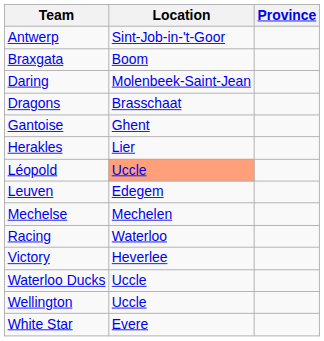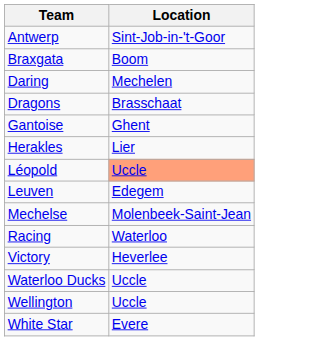- column: (287, 15)
(181, 81) Molenbeek-Saint-Jean -> (142, 81) Mechelen
(142, 214) Mechelen -> (181, 214) Molenbeek-Saint-Jean
